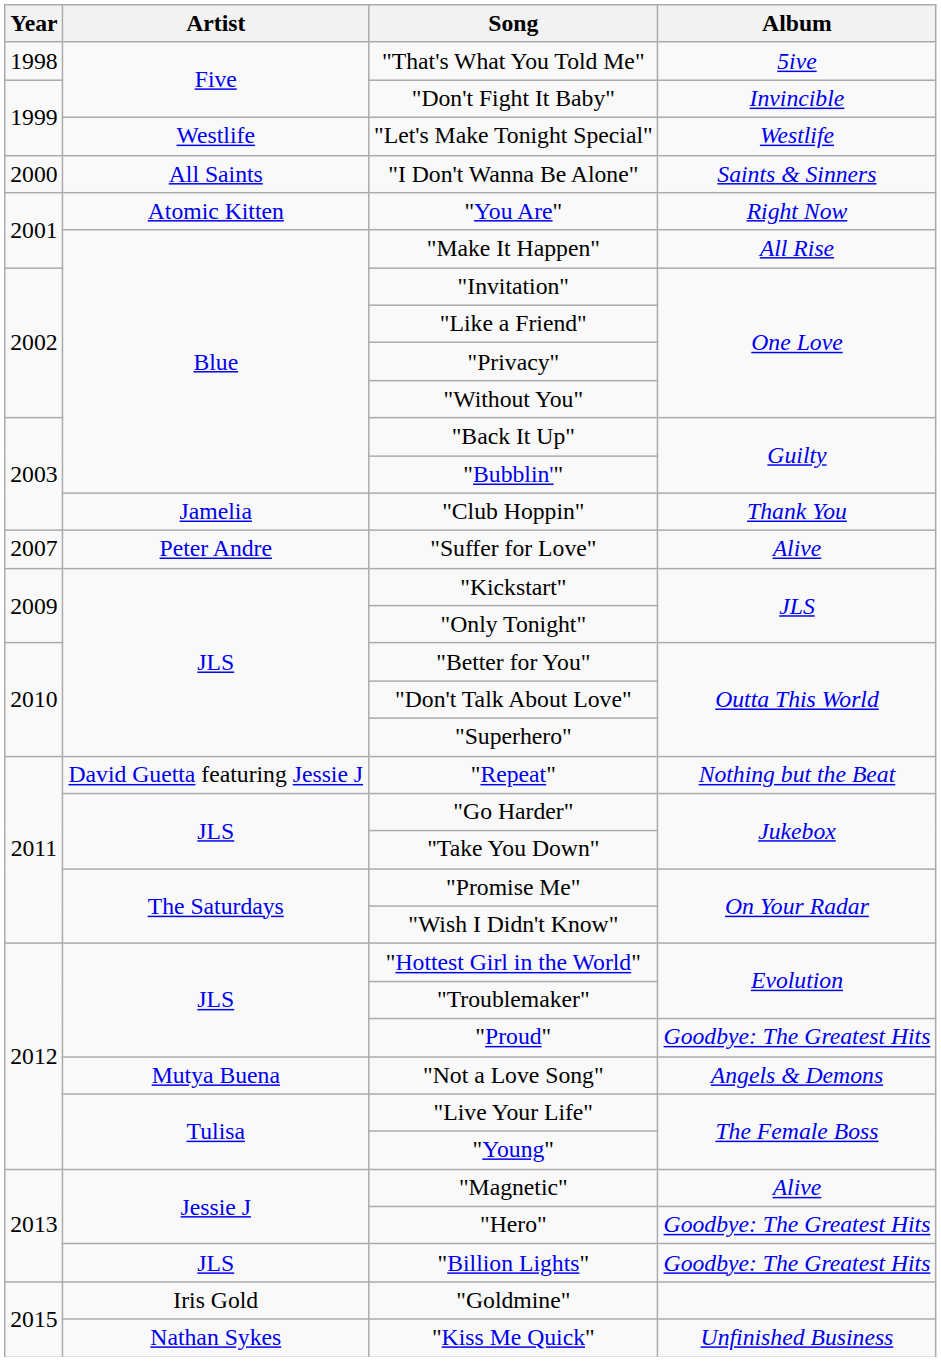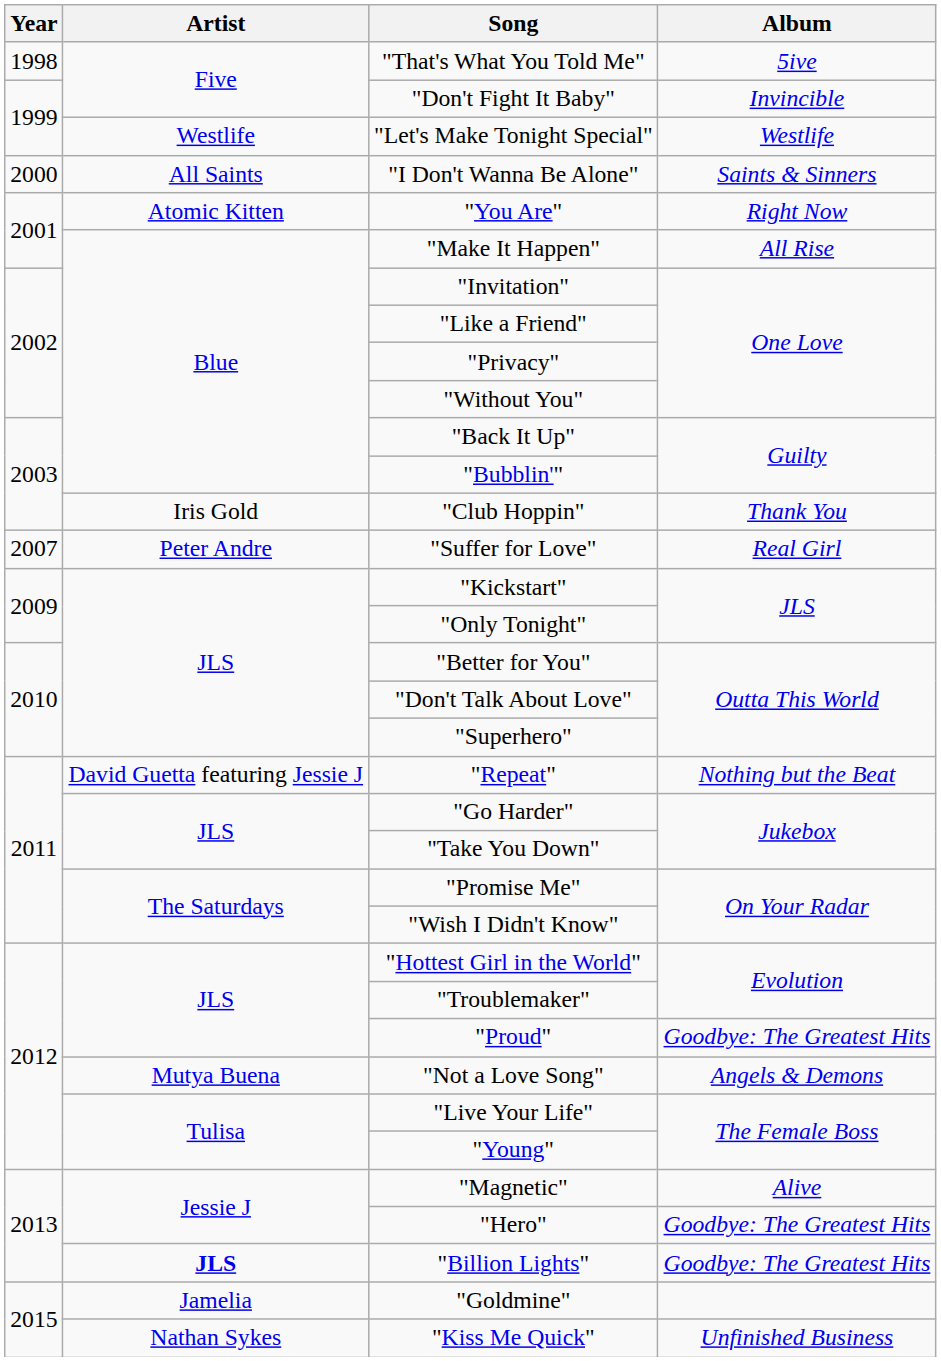(216, 511) Jamelia -> (216, 511) Iris Gold
(797, 549) Alive -> (797, 549) Real Girl
(216, 1262) normal -> (216, 1262) bold
(216, 1300) Iris Gold -> (216, 1300) Jamelia
